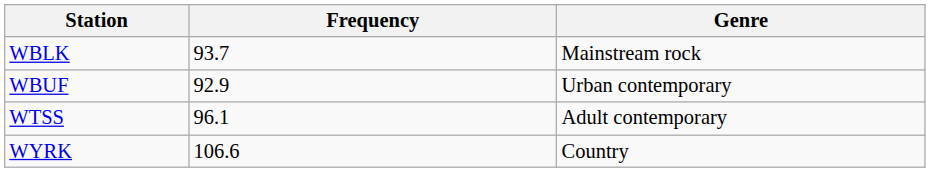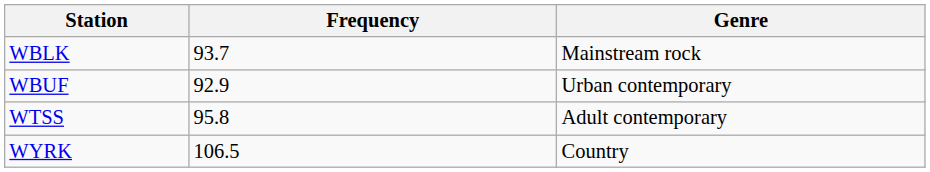(211, 118) 96.1 -> (211, 118) 95.8
(216, 150) 106.6 -> (216, 150) 106.5
